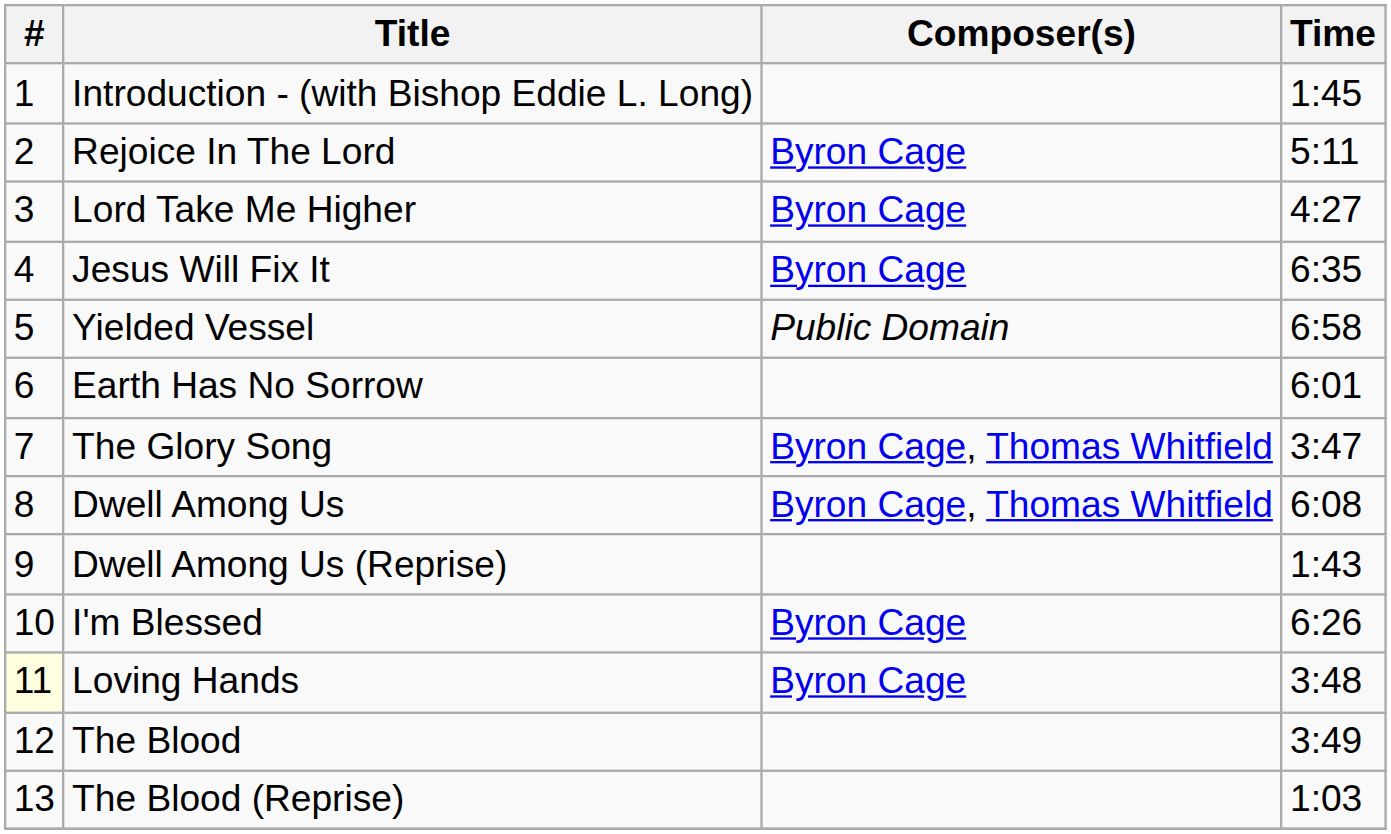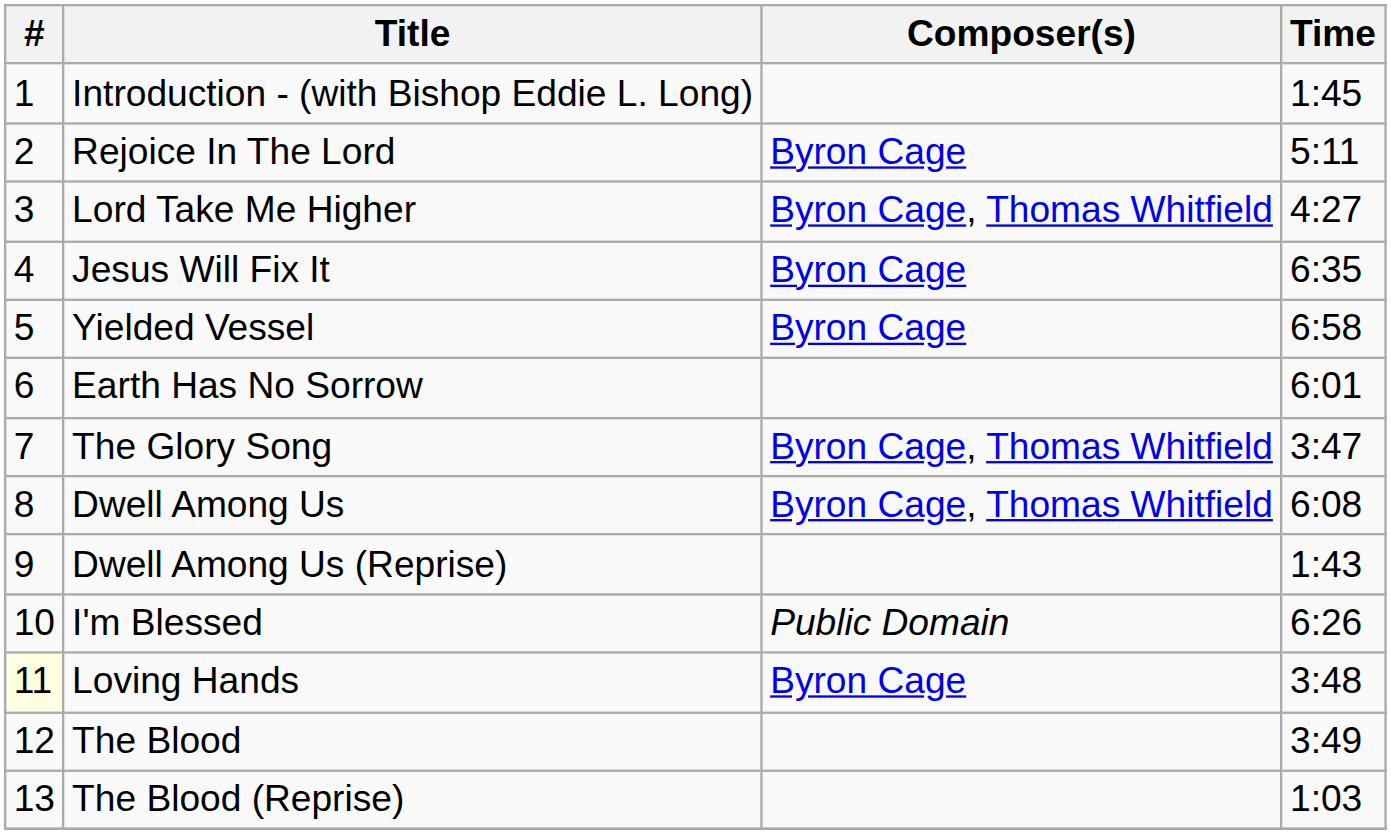(868, 210) Byron Cage -> (1022, 210) Byron Cage, Thomas Whitfield
(890, 328) Public Domain -> (868, 328) Byron Cage
(868, 622) Byron Cage -> (890, 622) Public Domain
